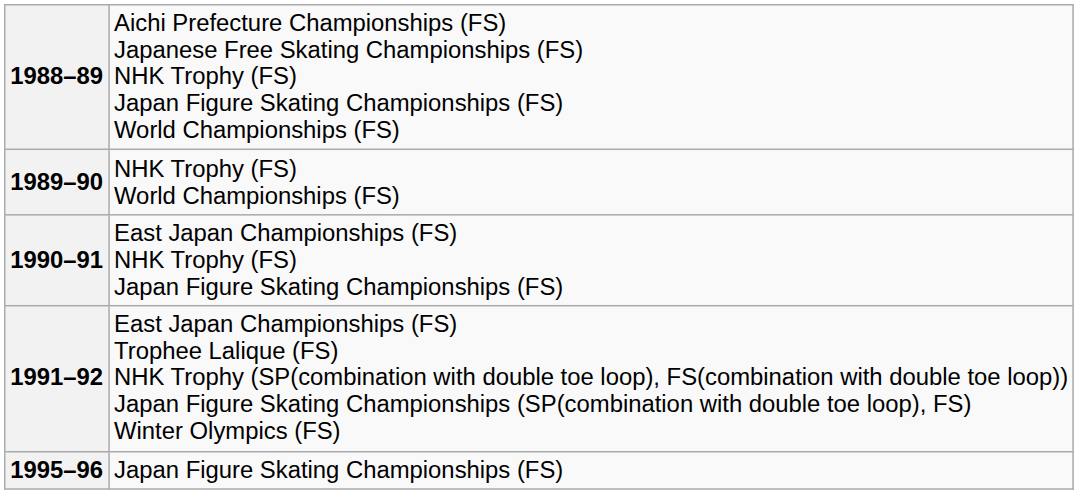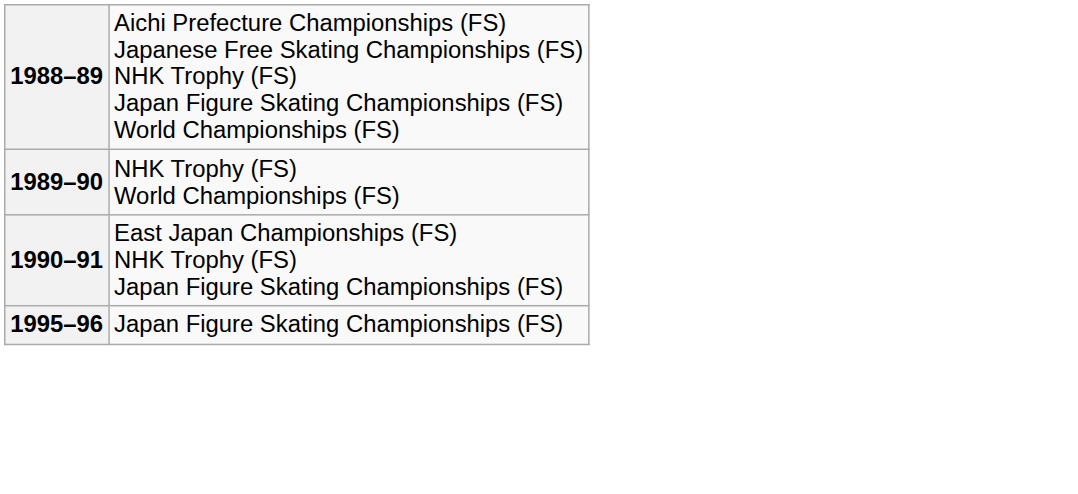- row: (57, 378)
